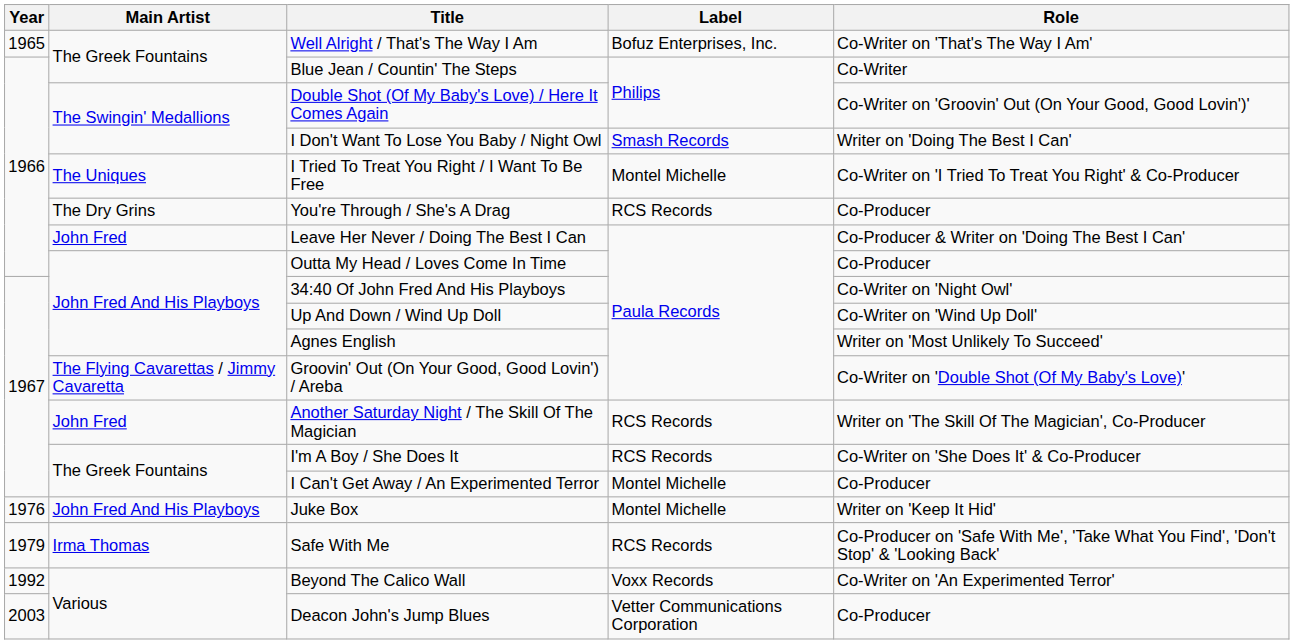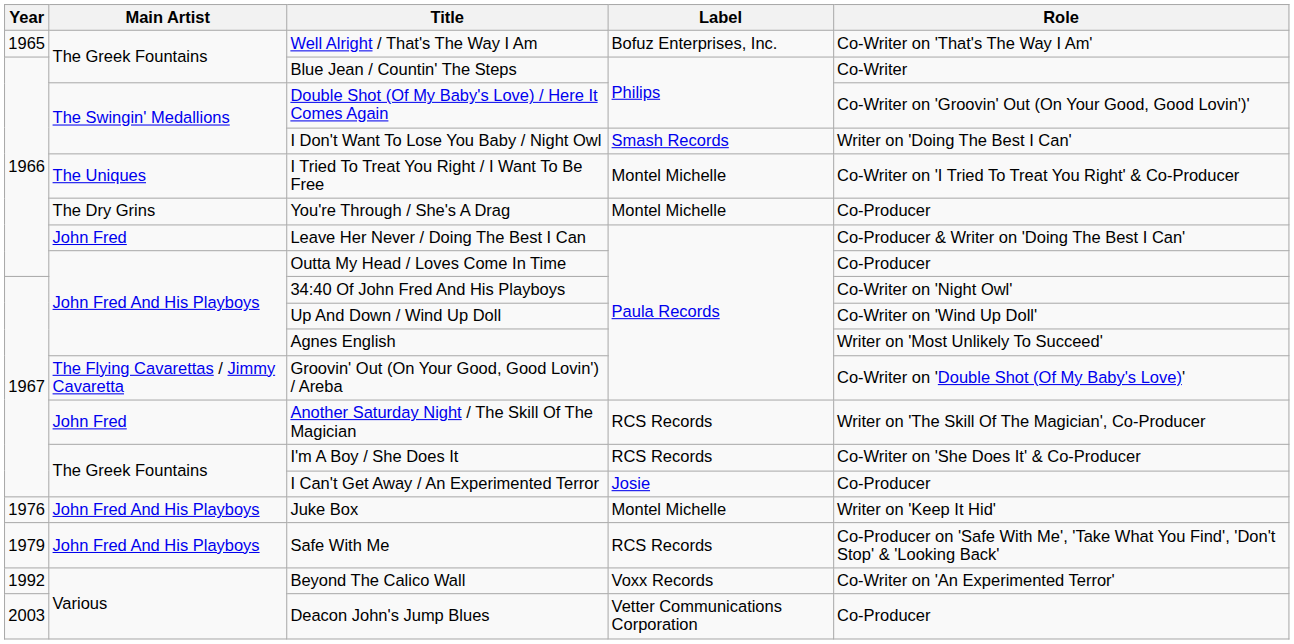(662, 211) RCS Records -> (669, 211) Montel Michelle
(669, 483) Montel Michelle -> (631, 483) Josie
(101, 545) Irma Thomas -> (156, 545) John Fred And His Playboys
